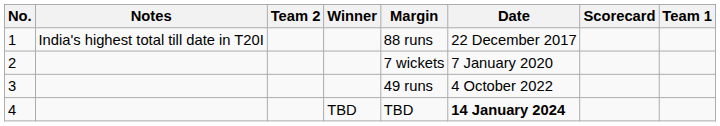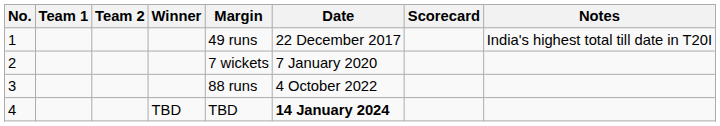columns swapped: (687, 16) <-> (151, 16)
(408, 40) 88 runs -> (233, 40) 49 runs
(408, 86) 49 runs -> (233, 86) 88 runs
